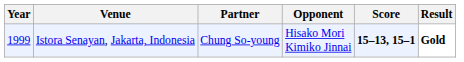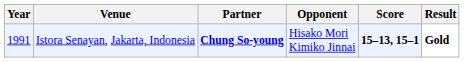(19, 40) 1999 -> (19, 40) 1991
(240, 40) normal -> (242, 40) bold
